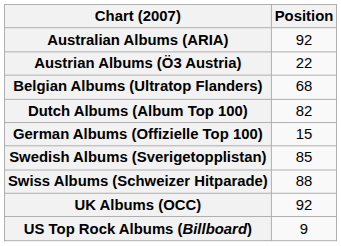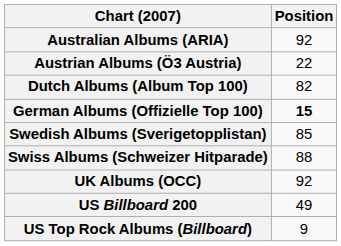- row: (138, 87)
(304, 134) normal -> (304, 110) bold
+ row: (138, 205)
